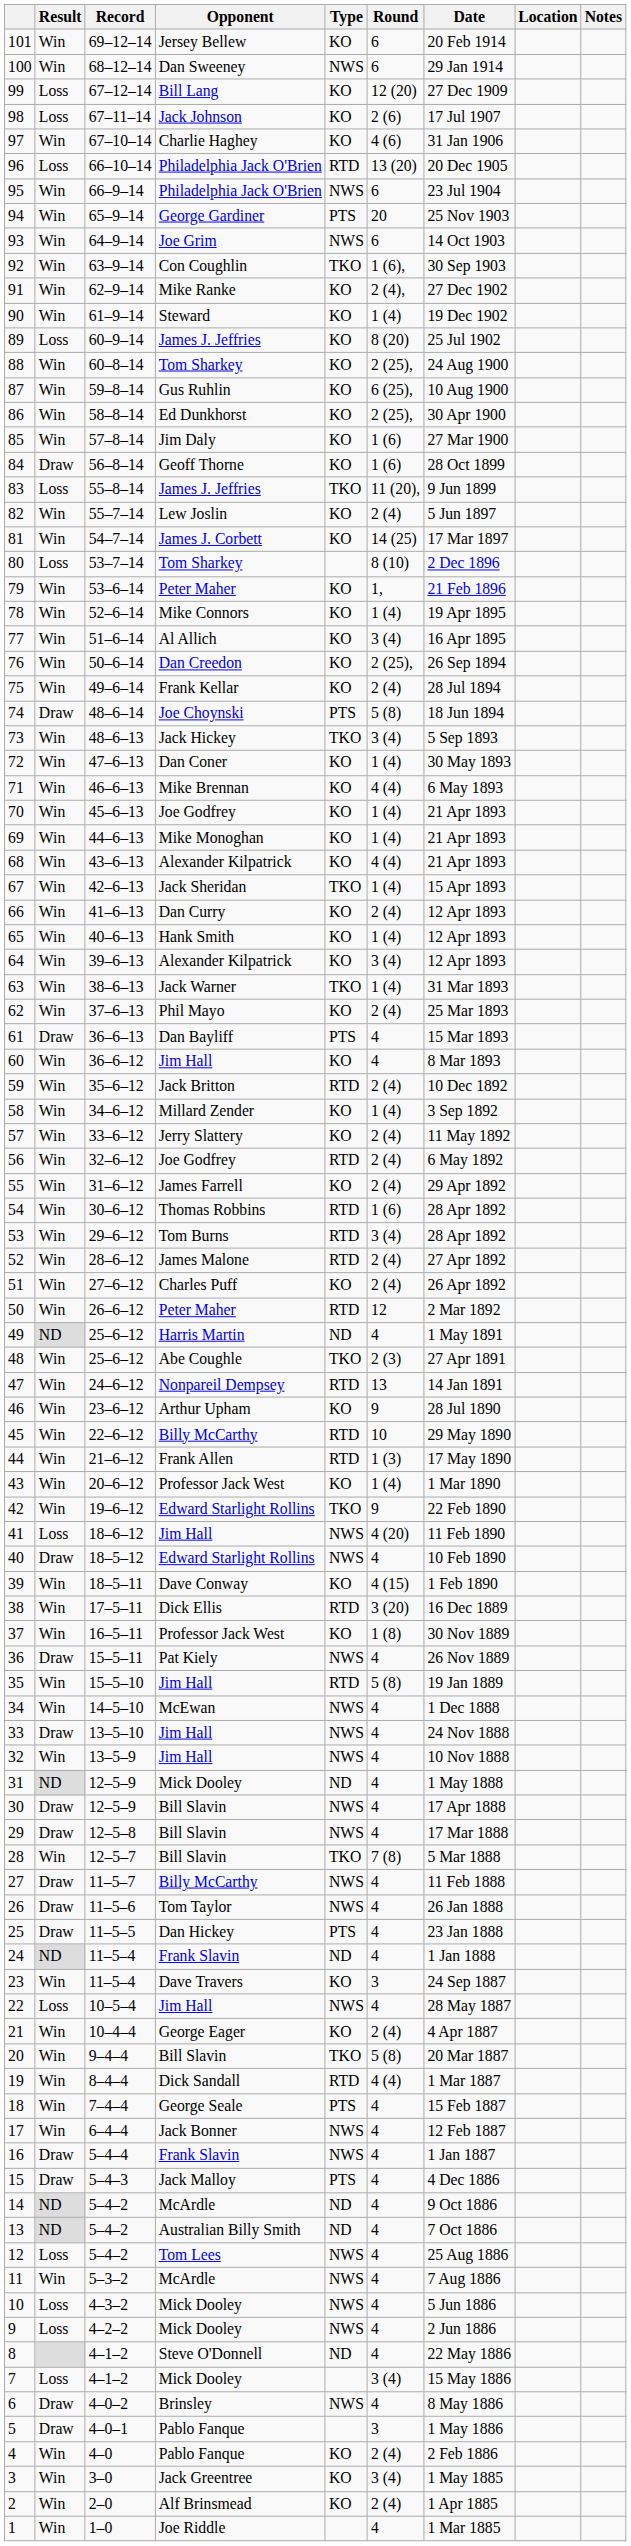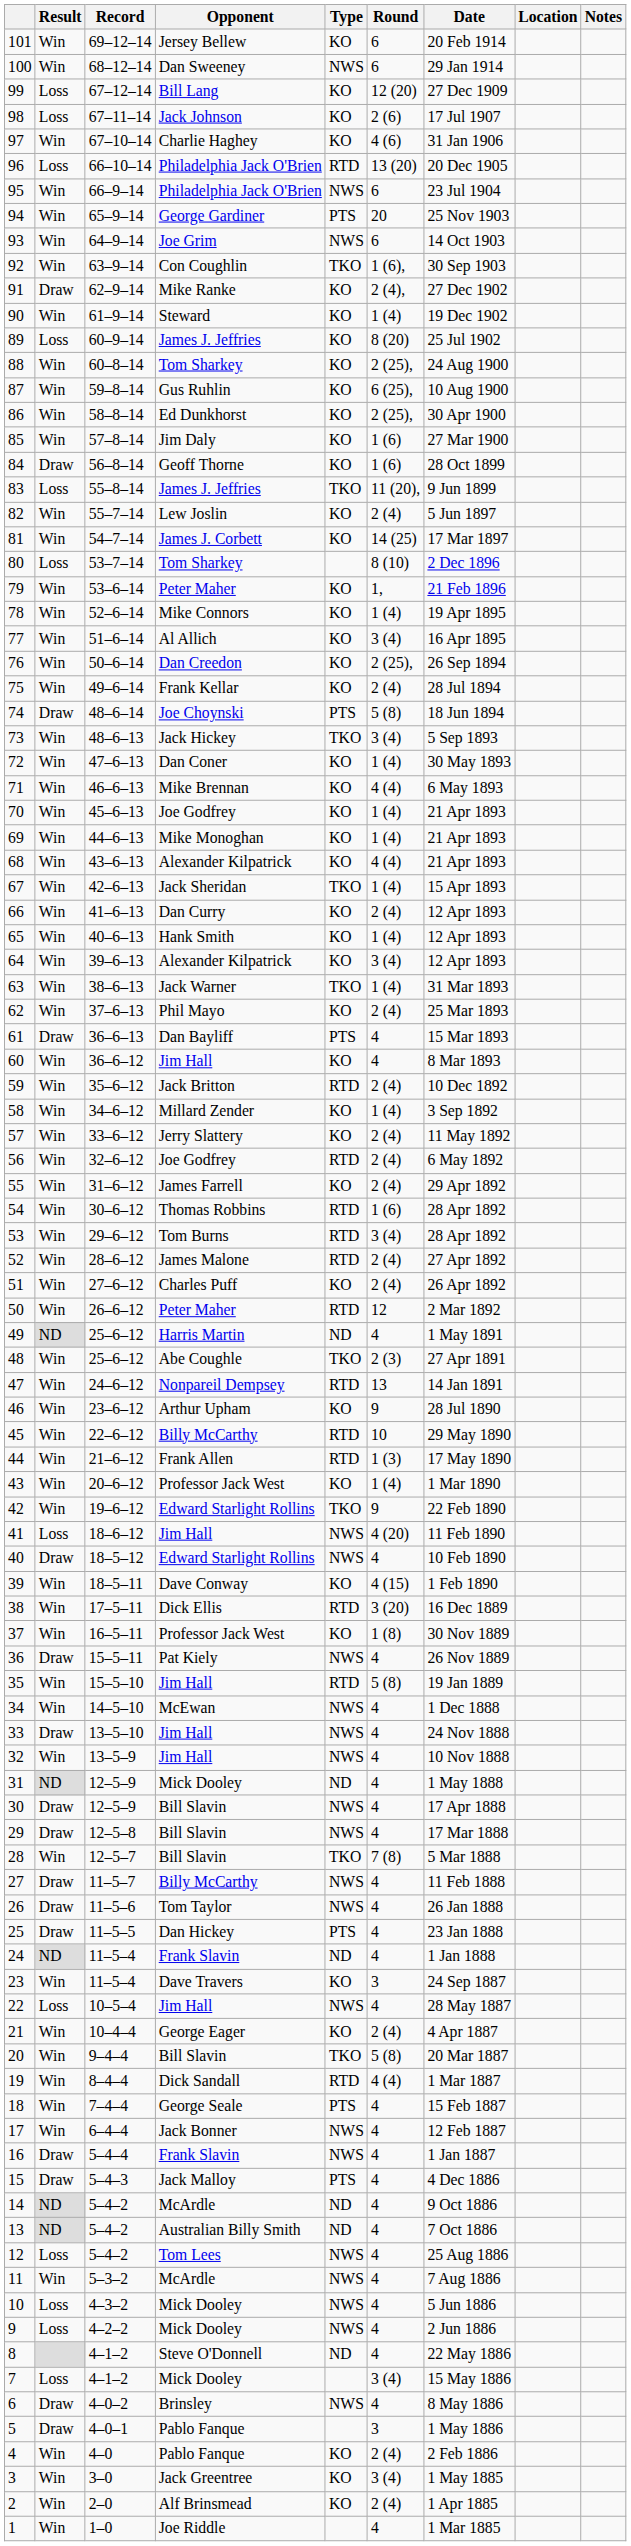(52, 290) Win -> (56, 290) Draw
